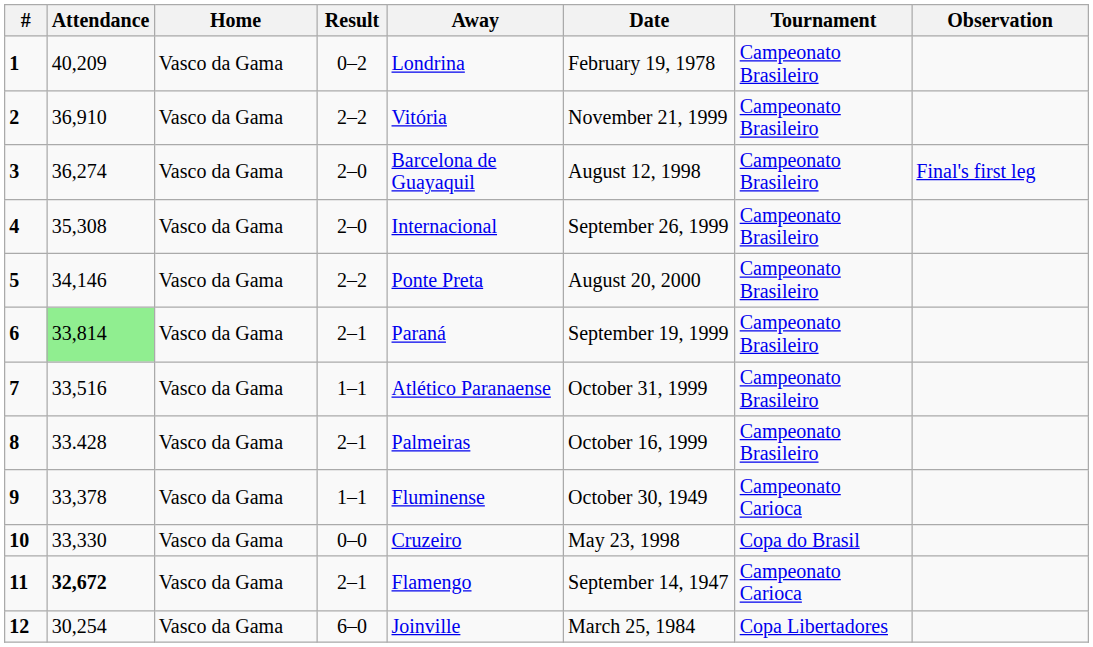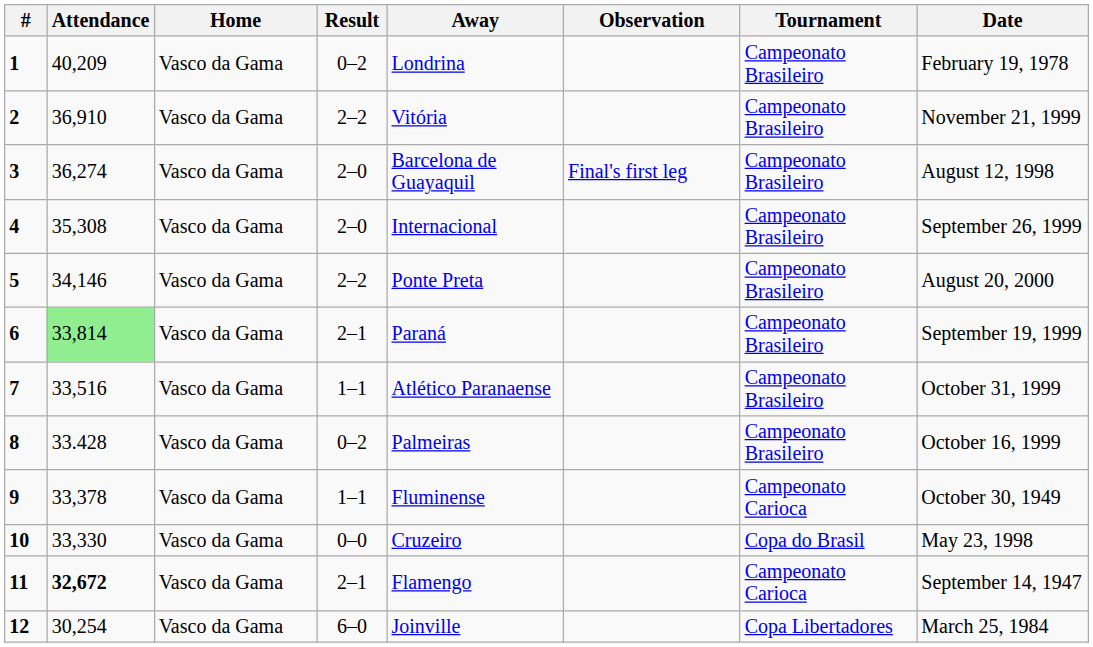columns swapped: (649, 20) <-> (1000, 20)
(352, 442) 2–1 -> (352, 442) 0–2
